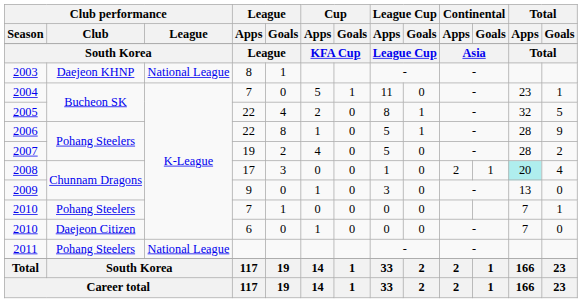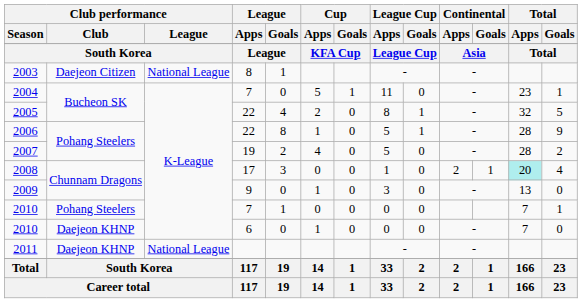(96, 72) Daejeon KHNP -> (96, 72) Daejeon Citizen
(96, 229) Daejeon Citizen -> (96, 229) Daejeon KHNP
(96, 248) Pohang Steelers -> (96, 248) Daejeon KHNP
